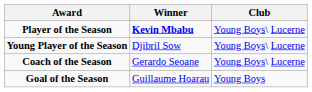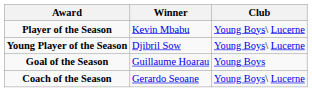(163, 29) bold -> (161, 29) normal
rows swapped: (67, 62) <-> (67, 78)
